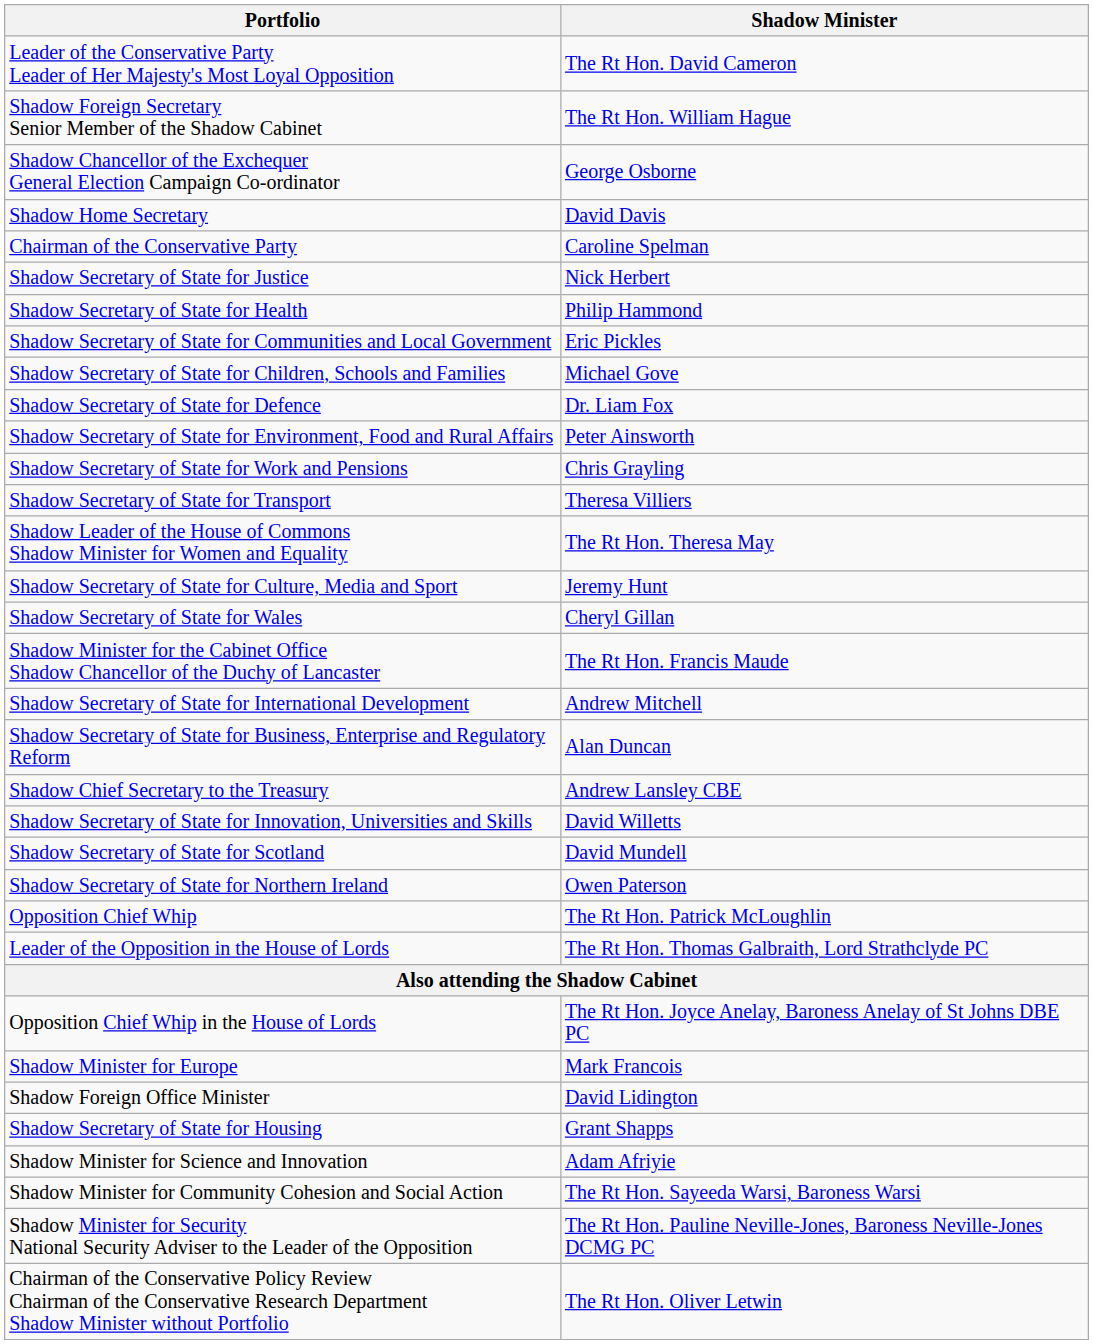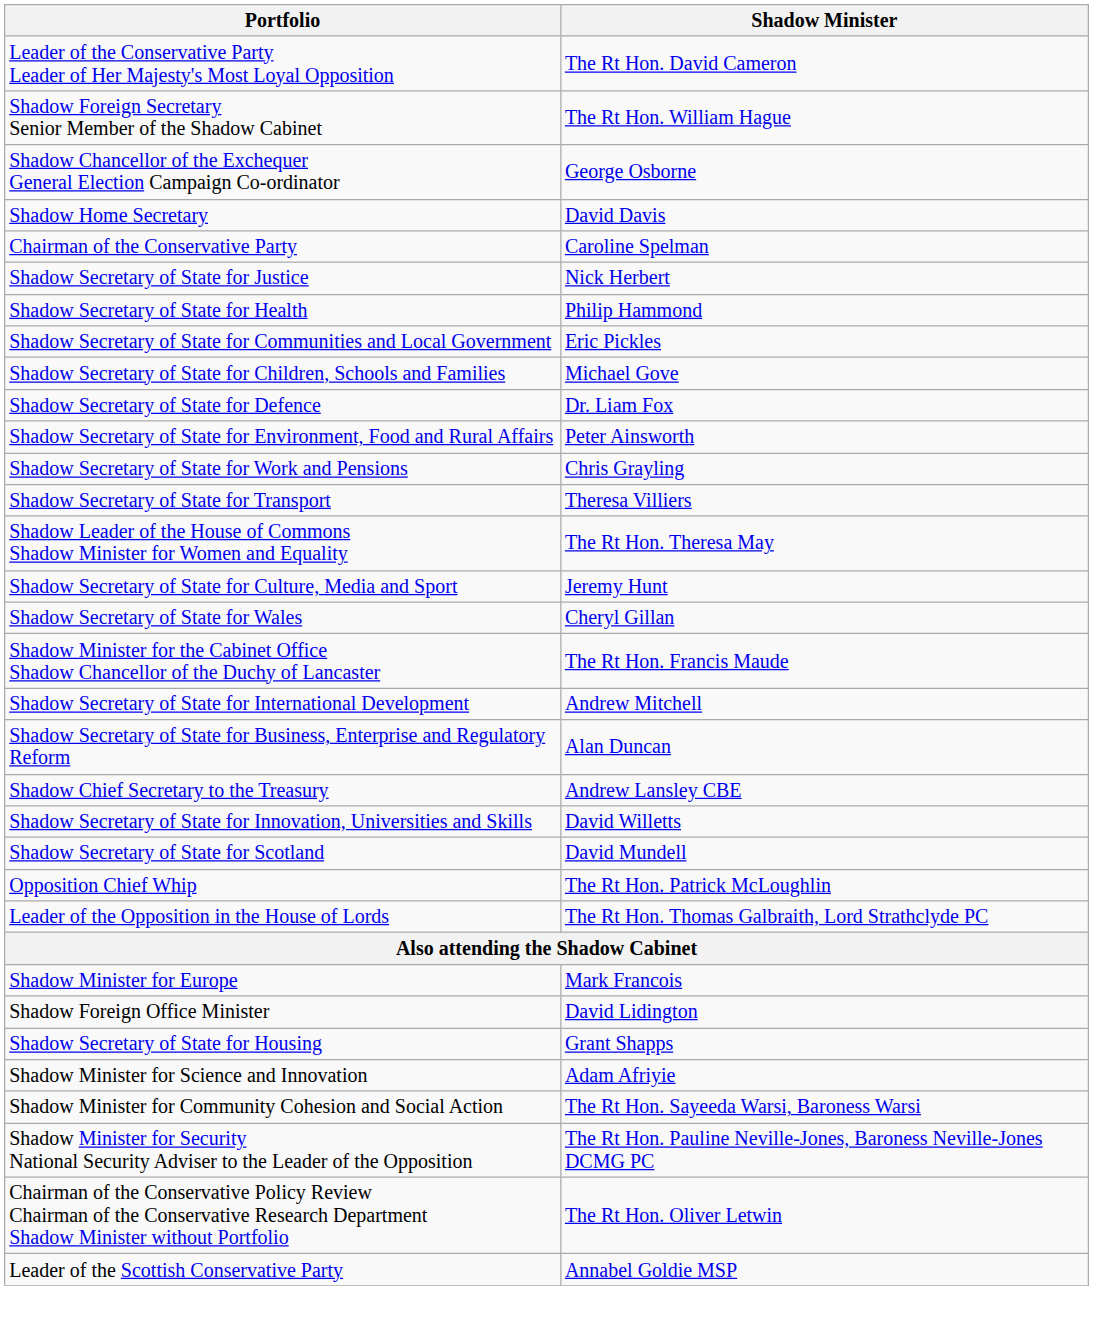- row: (199, 884)
- row: (193, 1023)
+ row: (176, 1269)
